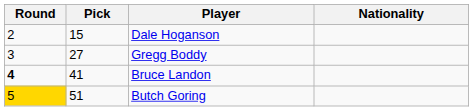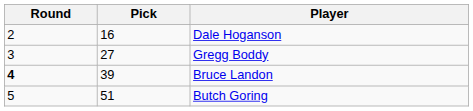- column: (391, 14)
(76, 34) 15 -> (107, 34) 16
(76, 75) 41 -> (107, 75) 39
(11, 95) gold background -> (11, 95) no background
